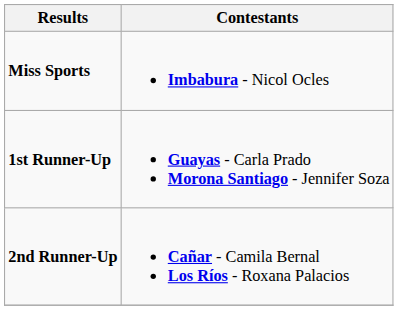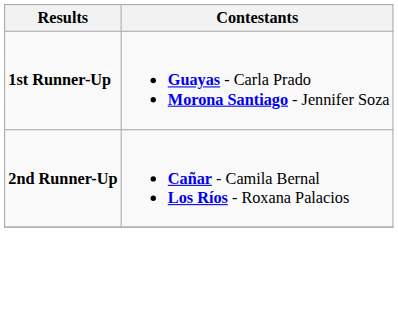- row: (49, 70)
